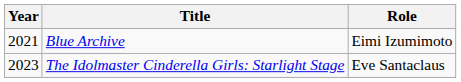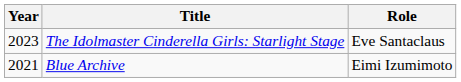rows swapped: (85, 41) <-> (195, 65)
